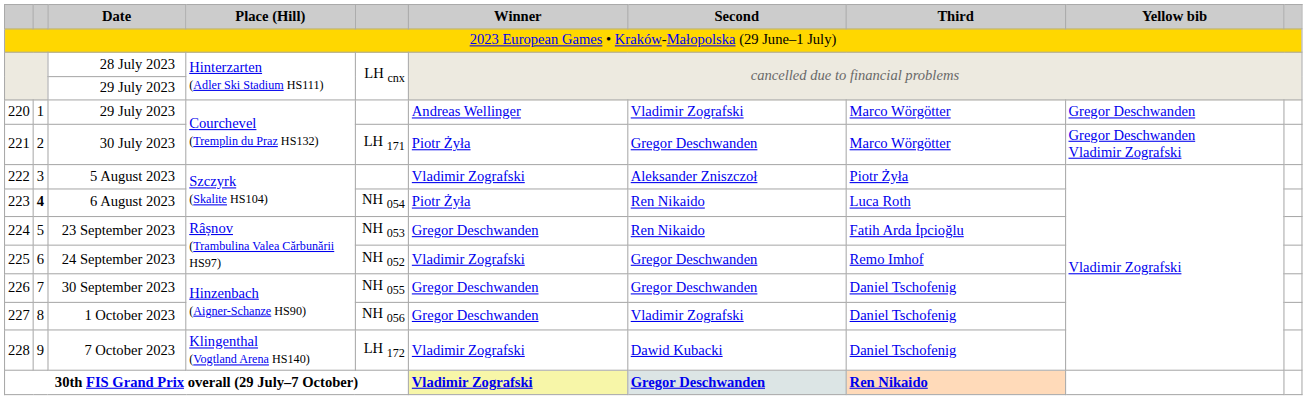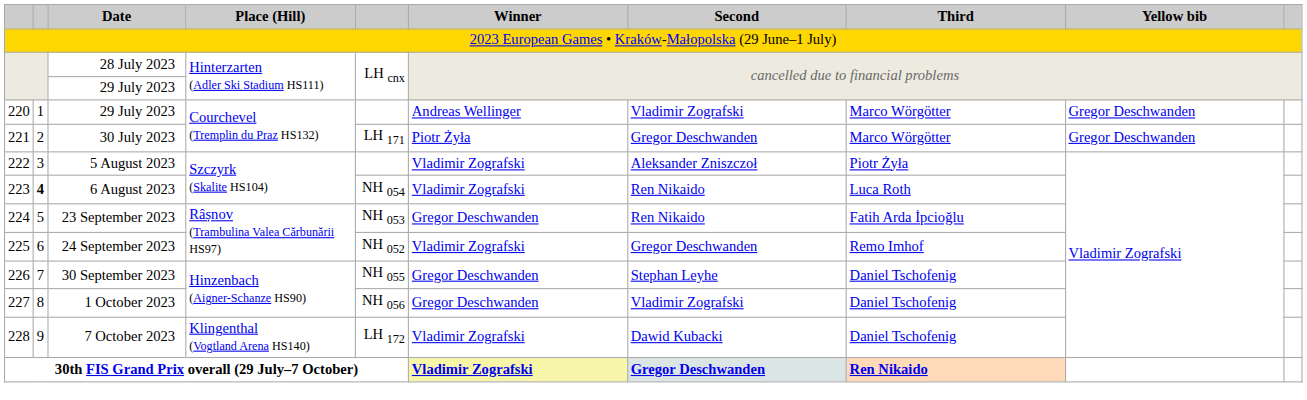(1132, 143) Gregor Deschwanden Vladimir Zografski -> (1132, 137) Gregor Deschwanden
(441, 202) Piotr Żyła -> (468, 189) Vladimir Zografski
(694, 287) Gregor Deschwanden -> (674, 274) Stephan Leyhe
